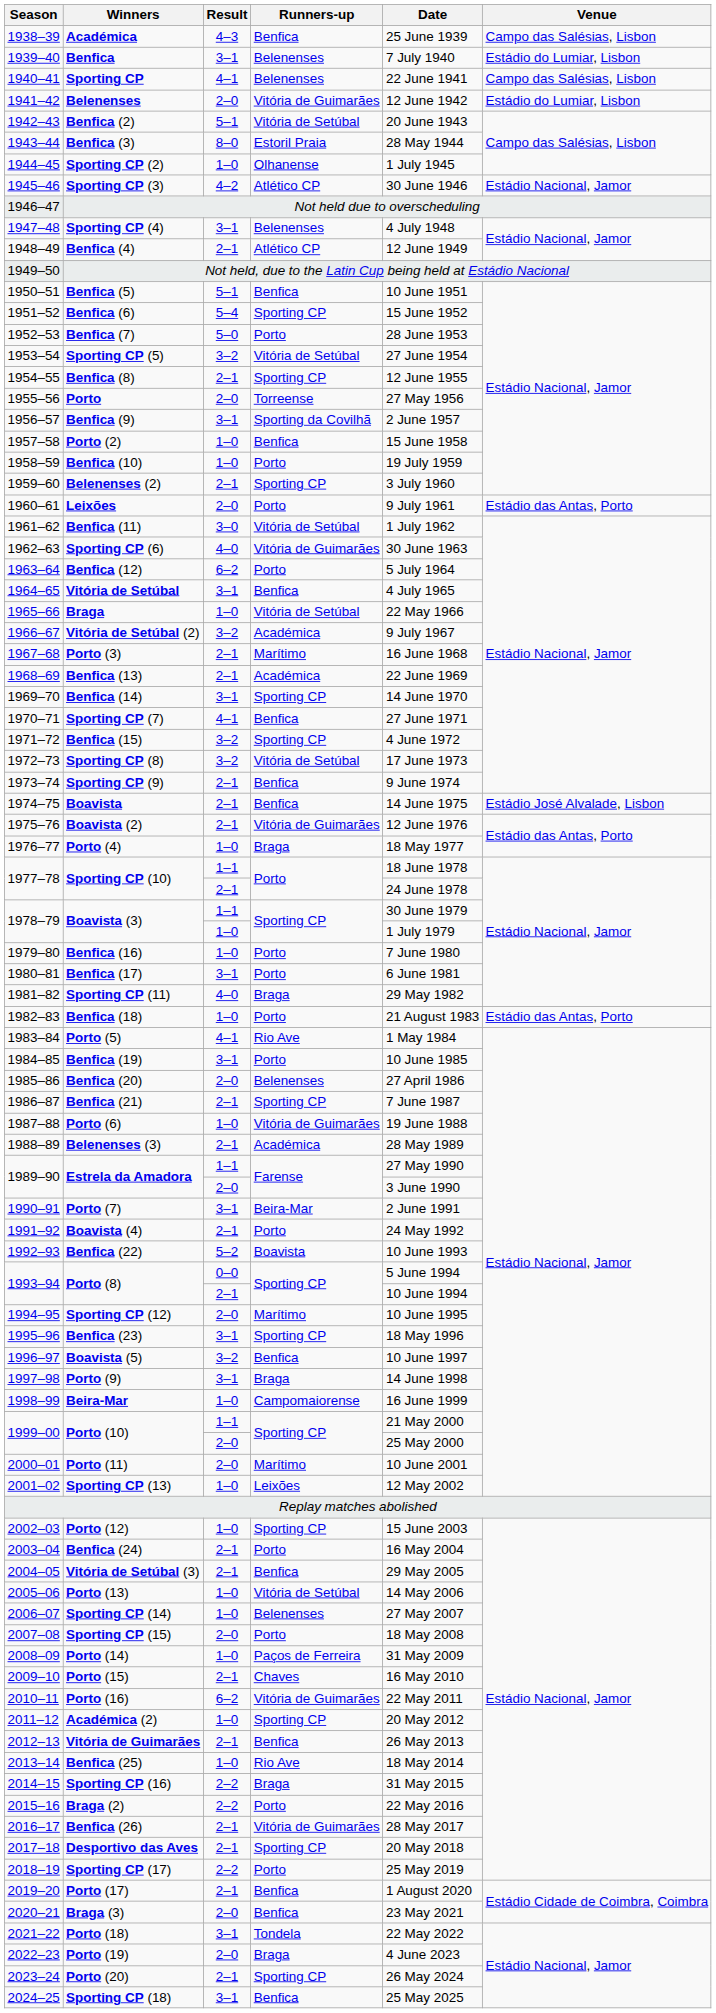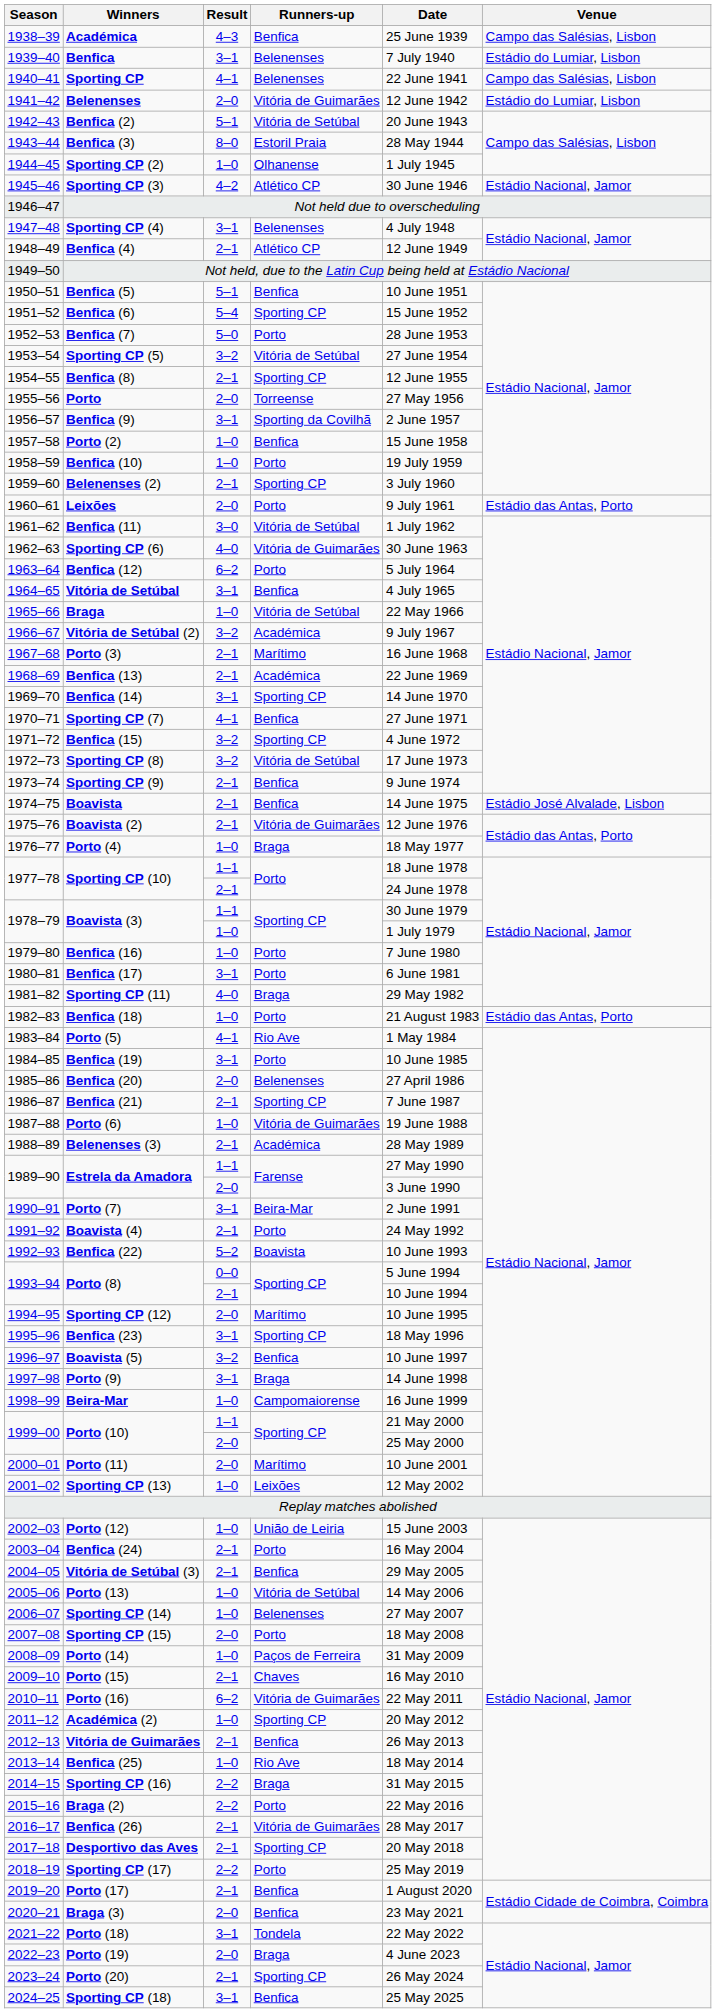(290, 1528) Sporting CP -> (299, 1528) União de Leiria
